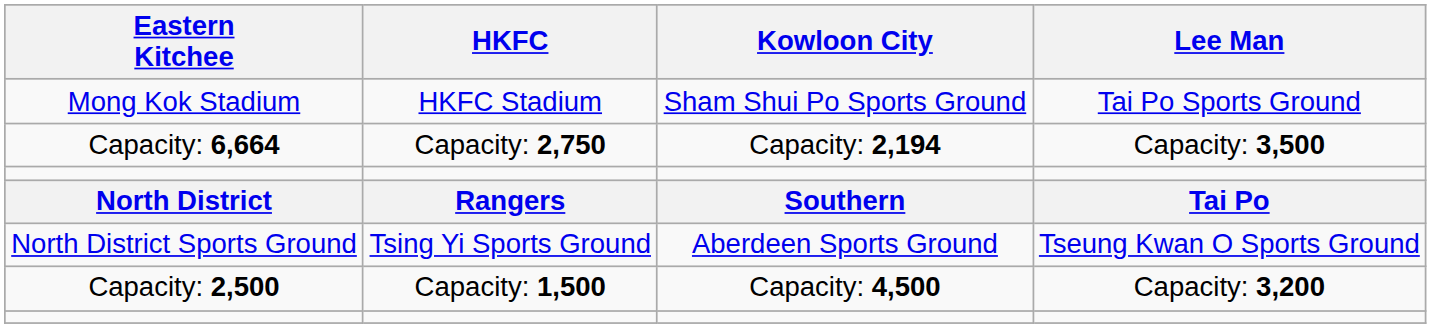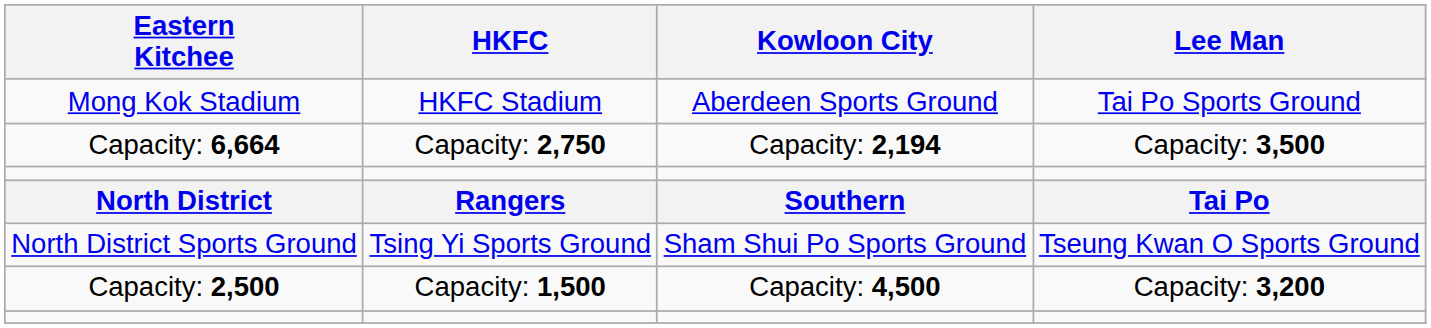(845, 100) Sham Shui Po Sports Ground -> (845, 100) Aberdeen Sports Ground
(845, 244) Aberdeen Sports Ground -> (845, 244) Sham Shui Po Sports Ground
